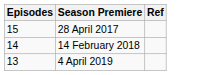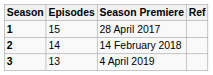+ column: (25, 12)
